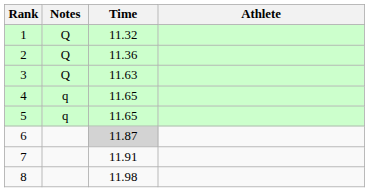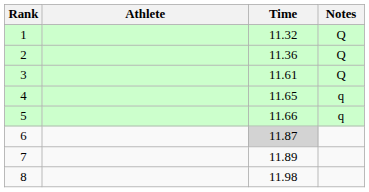columns swapped: (261, 14) <-> (65, 14)
(123, 75) 11.63 -> (283, 75) 11.61
(123, 116) 11.65 -> (283, 116) 11.66
(123, 156) 11.91 -> (283, 156) 11.89
